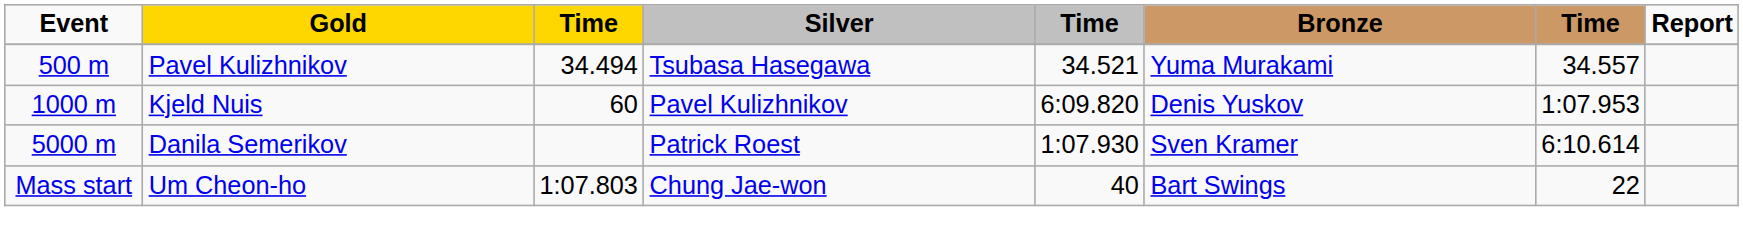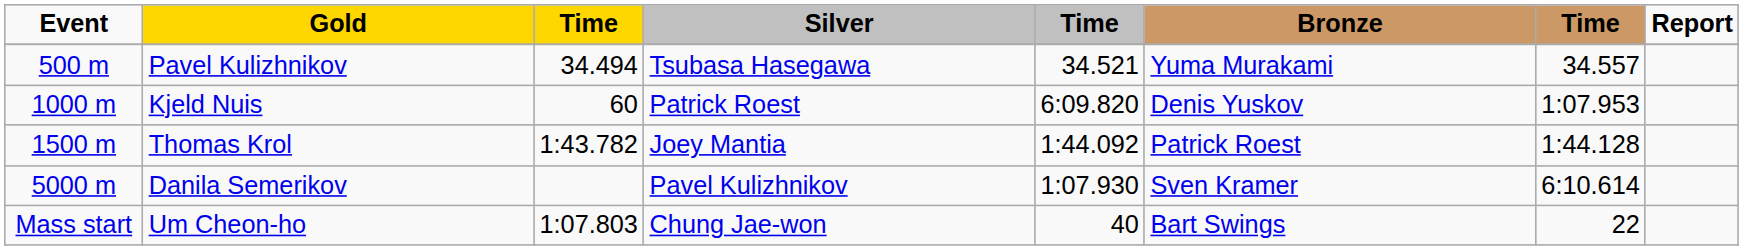(749, 104) Pavel Kulizhnikov -> (725, 104) Patrick Roest
+ row: (220, 144)
(725, 144) Patrick Roest -> (749, 184) Pavel Kulizhnikov
